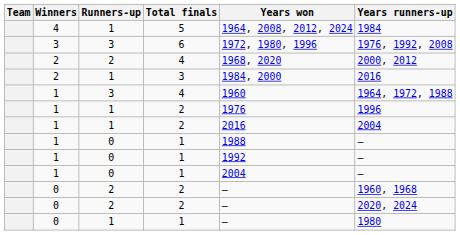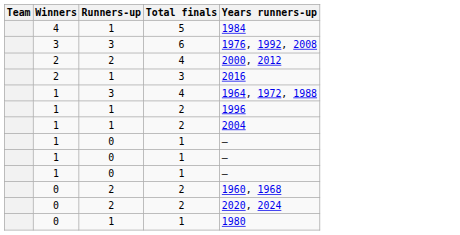- column: (287, 12)
